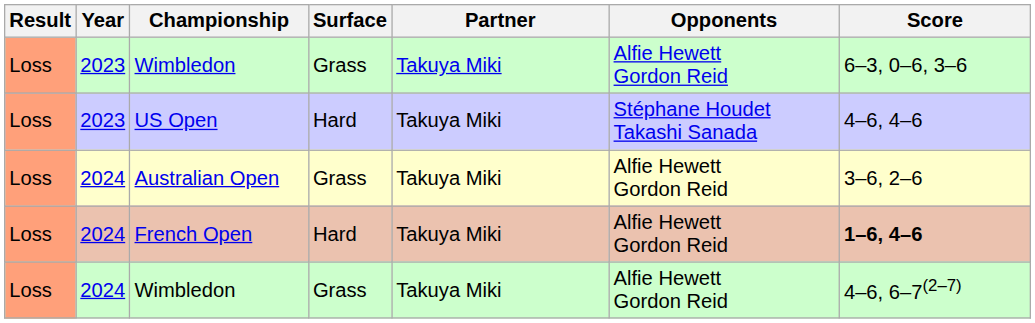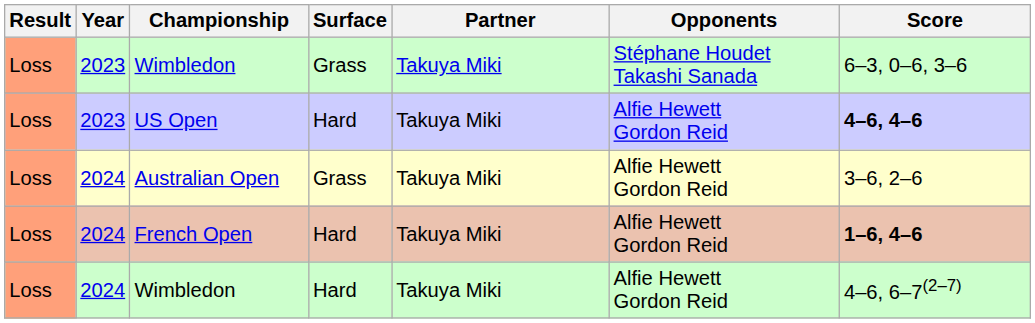(671, 64) Alfie Hewett Gordon Reid -> (692, 64) Stéphane Houdet Takashi Sanada
(692, 120) Stéphane Houdet Takashi Sanada -> (671, 120) Alfie Hewett Gordon Reid
(883, 120) normal -> (883, 120) bold
(340, 289) Grass -> (335, 289) Hard
